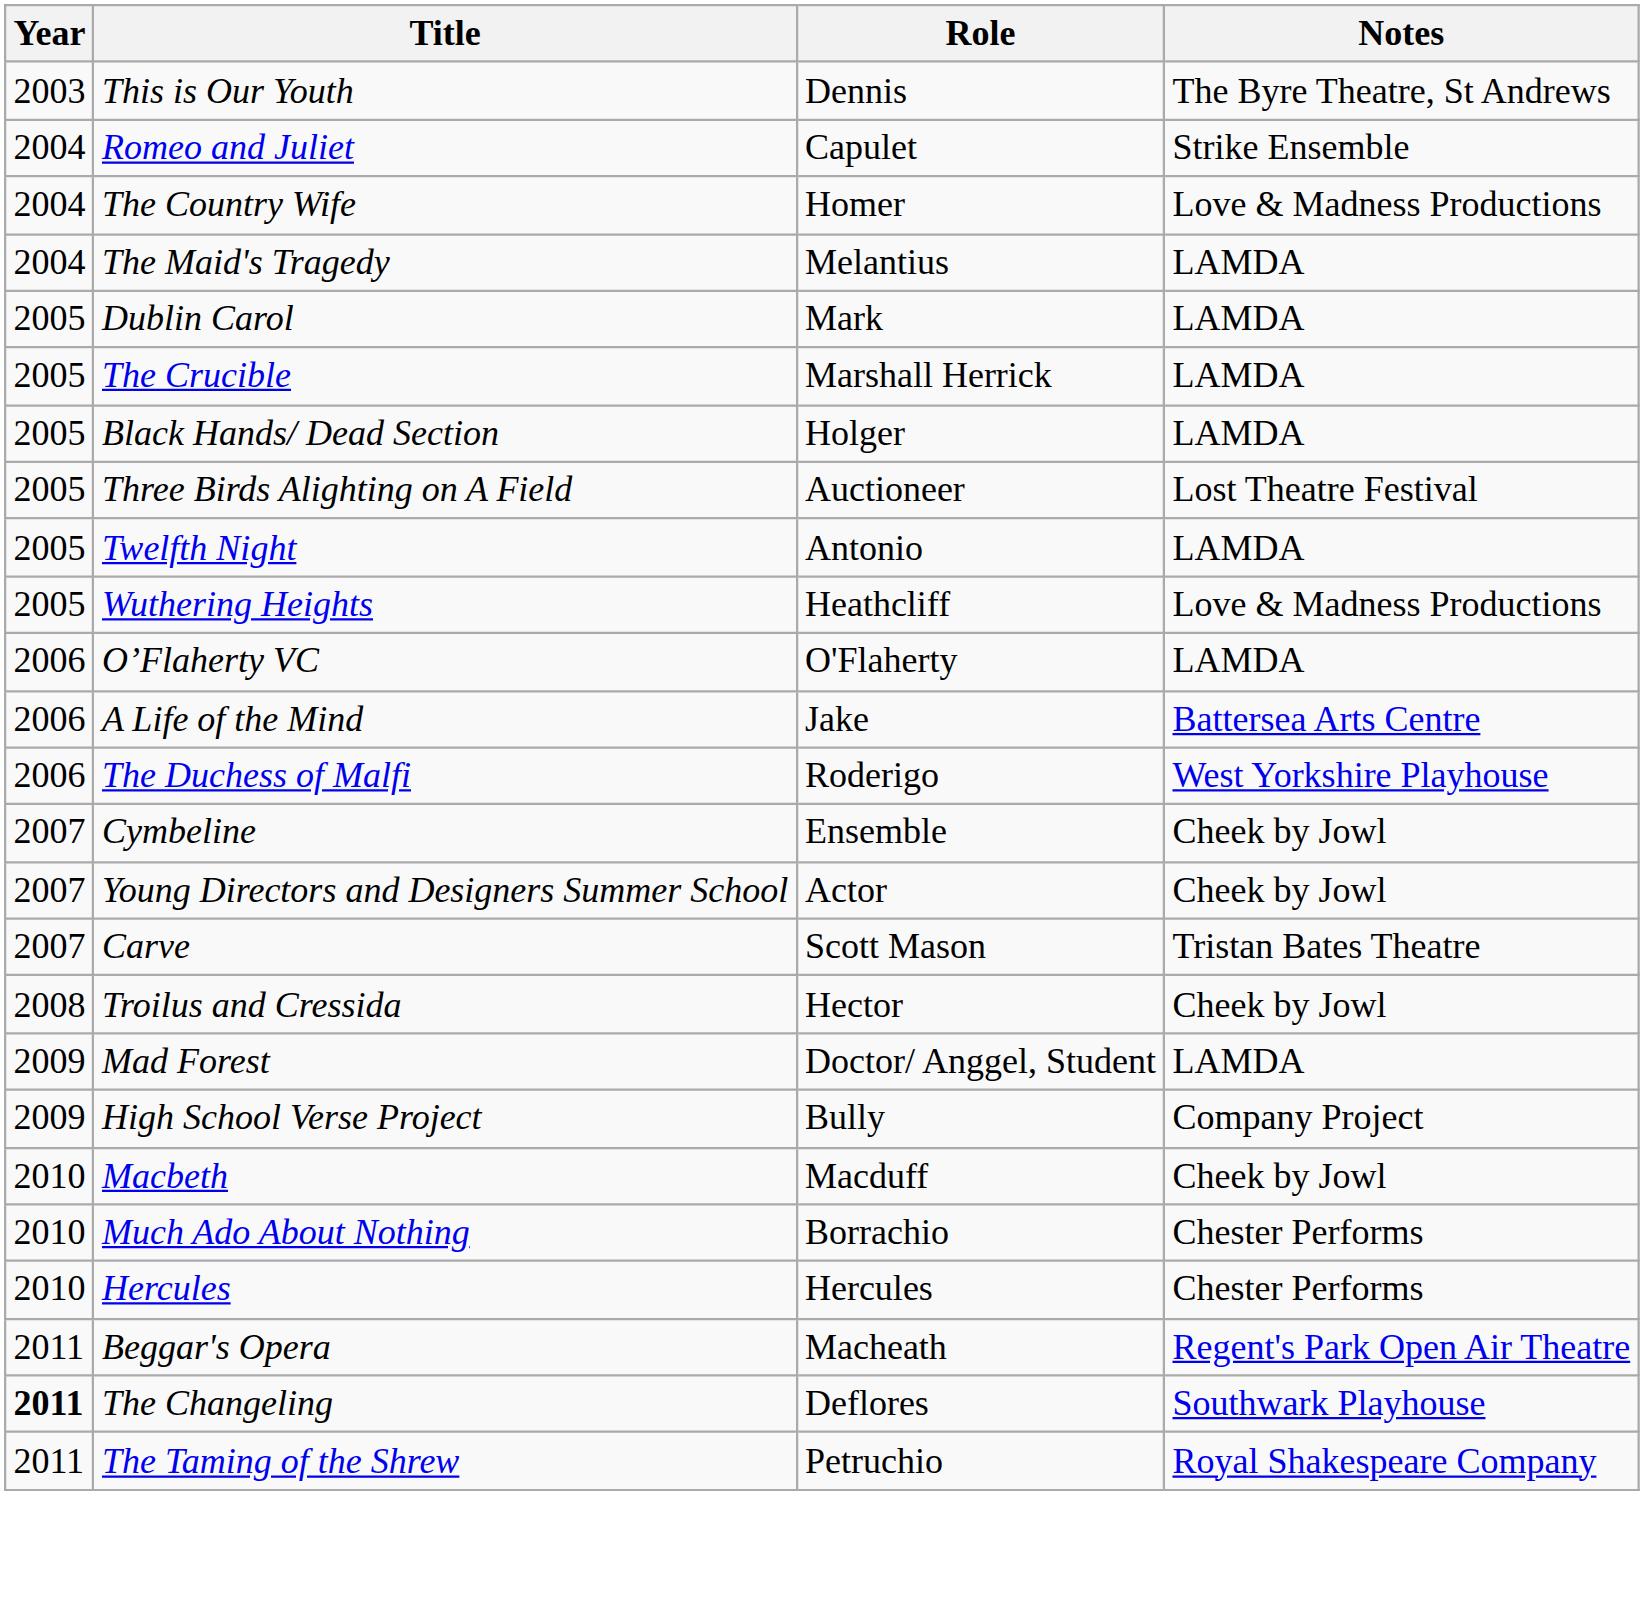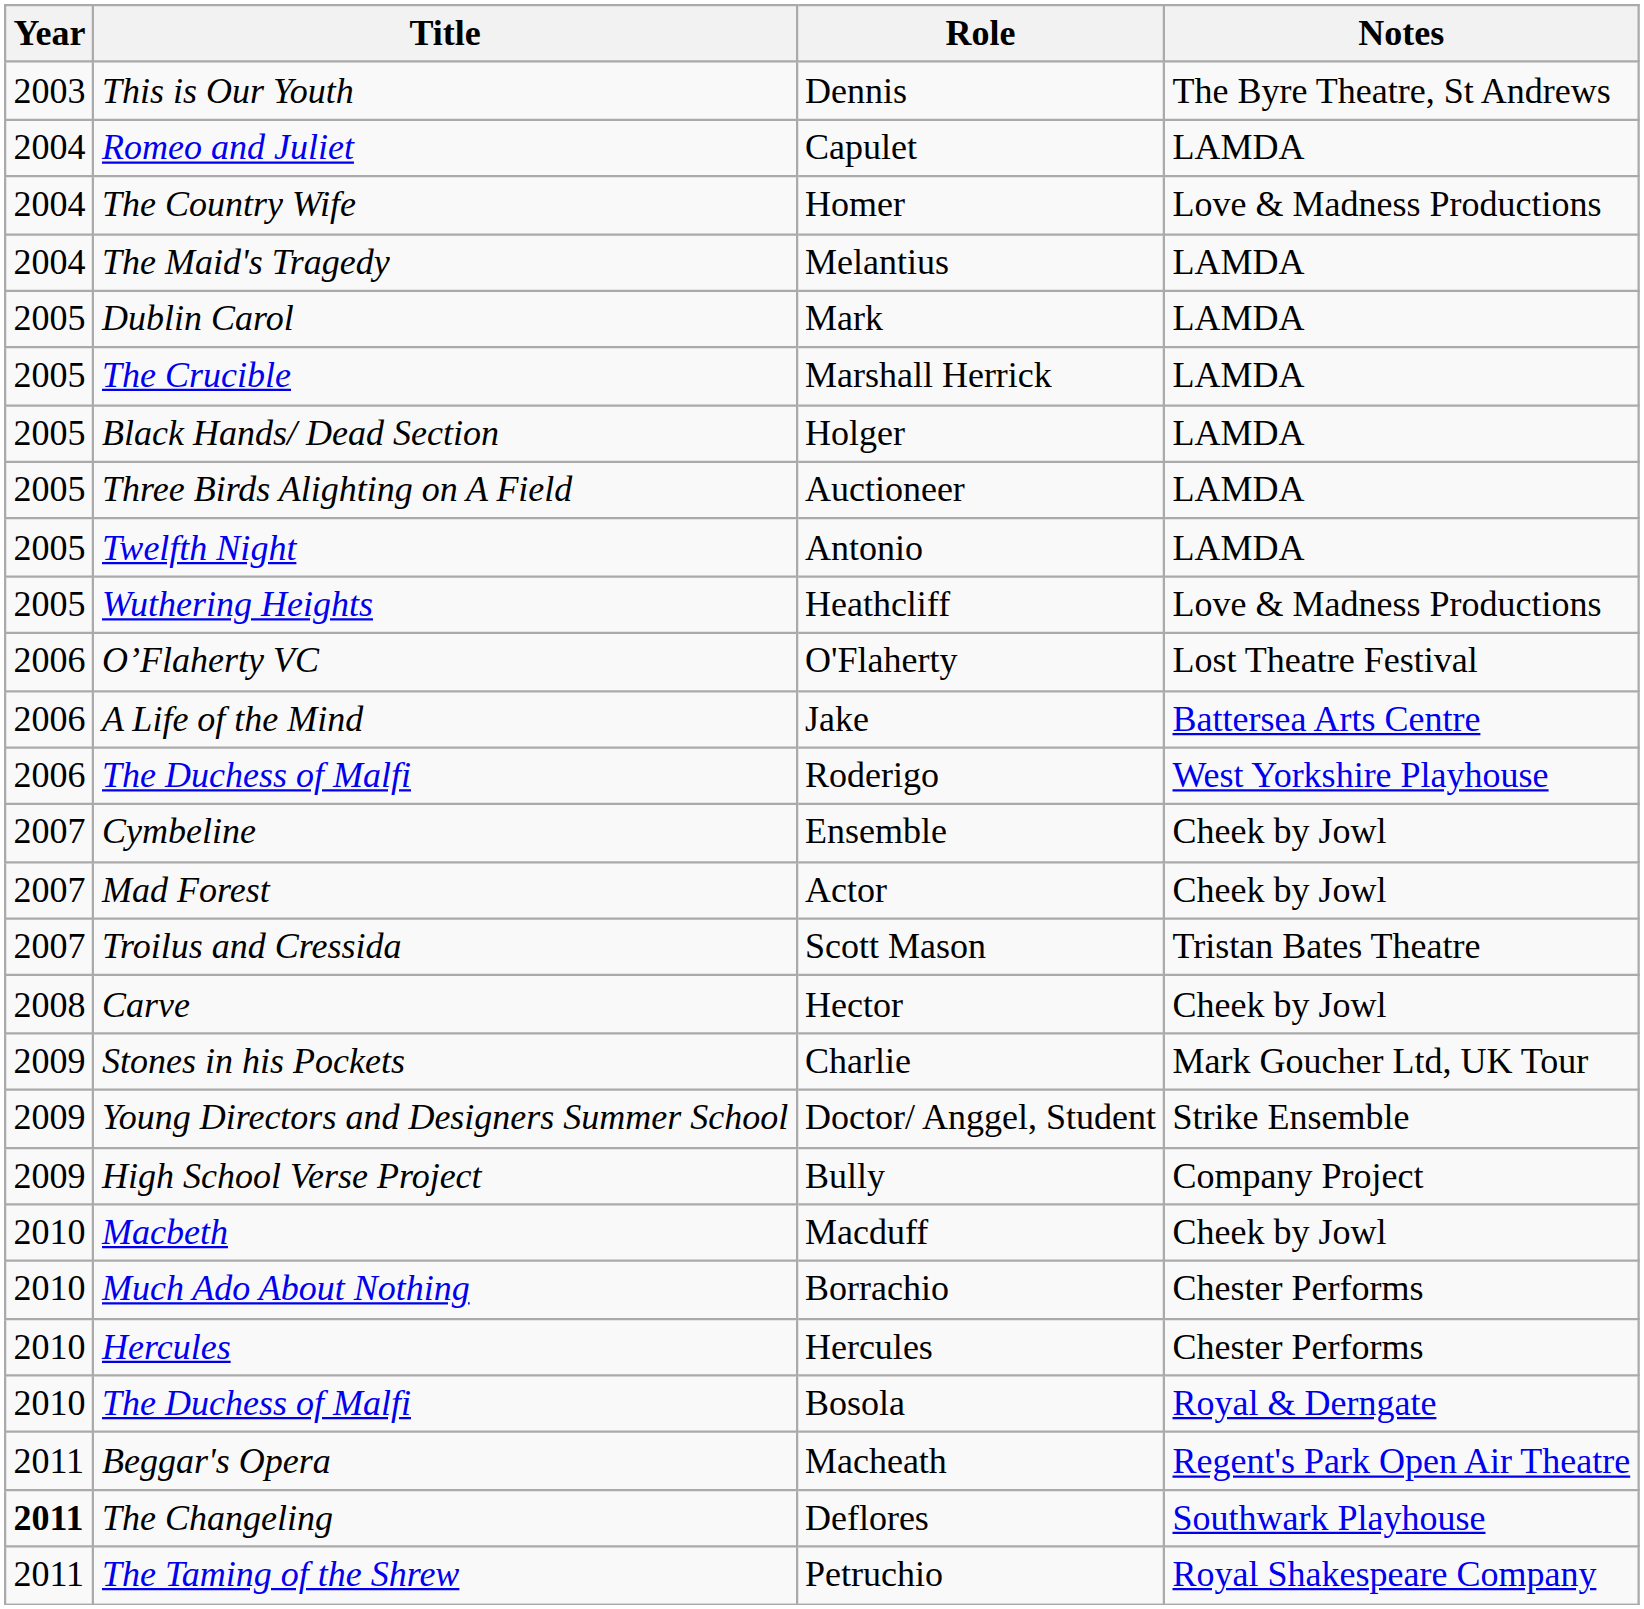(1291, 147) Strike Ensemble -> (1238, 147) LAMDA
(1325, 489) Lost Theatre Festival -> (1238, 489) LAMDA
(1238, 661) LAMDA -> (1325, 661) Lost Theatre Festival
(445, 889) Young Directors and Designers Summer School -> (186, 889) Mad Forest
(146, 946) Carve -> (252, 946) Troilus and Cressida
(252, 1003) Troilus and Cressida -> (146, 1003) Carve
+ row: (858, 1060)
(186, 1060) Mad Forest -> (445, 1117) Young Directors and Designers Summer School
(1238, 1060) LAMDA -> (1291, 1117) Strike Ensemble
+ row: (855, 1403)
